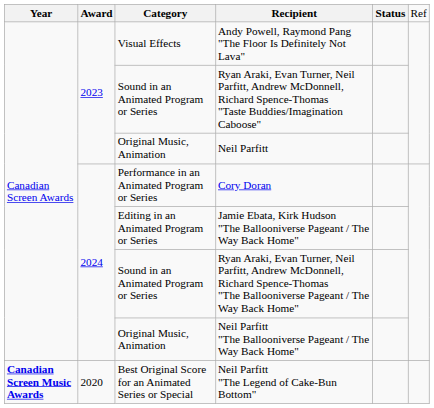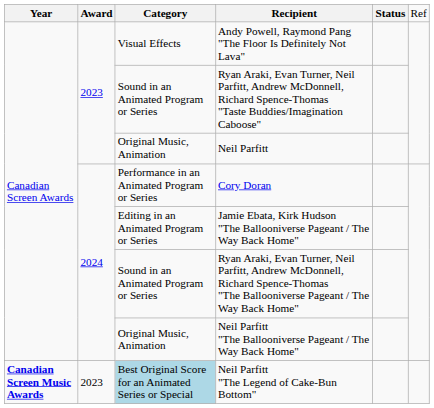(92, 382) 2020 -> (92, 382) 2023
(162, 382) no background -> (162, 382) lightblue background
